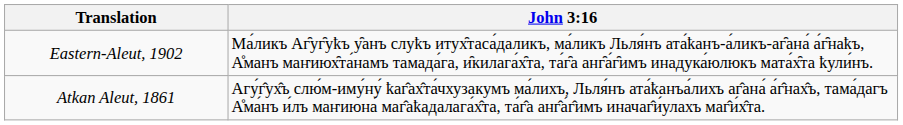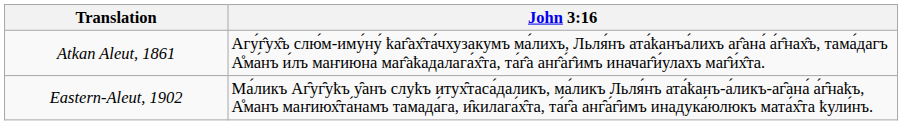rows swapped: (116, 52) <-> (116, 97)
